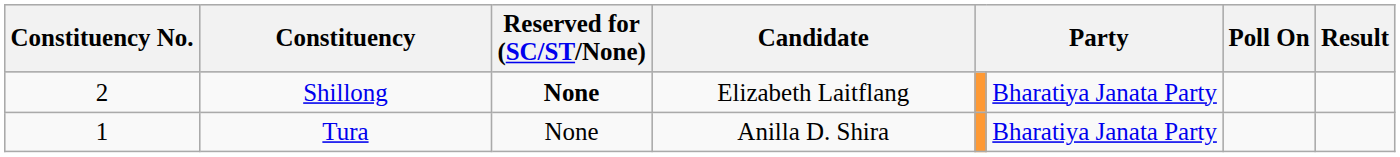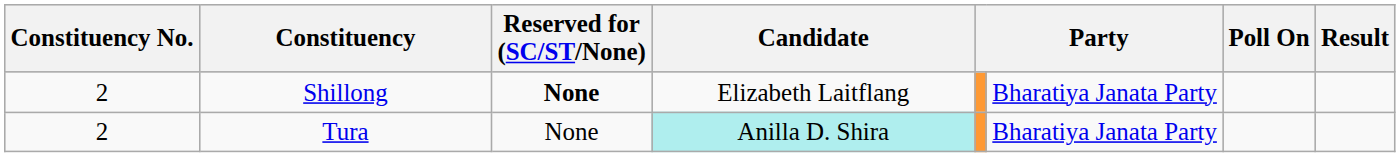(102, 131) 1 -> (102, 131) 2
(813, 131) no background -> (813, 131) paleturquoise background
